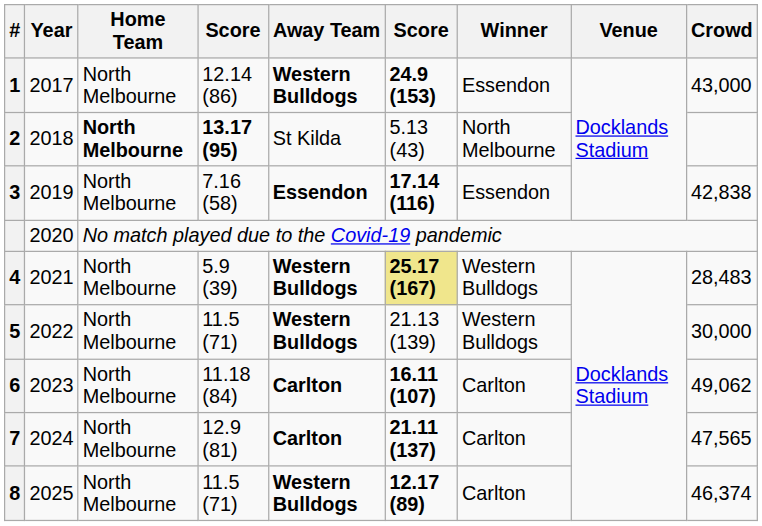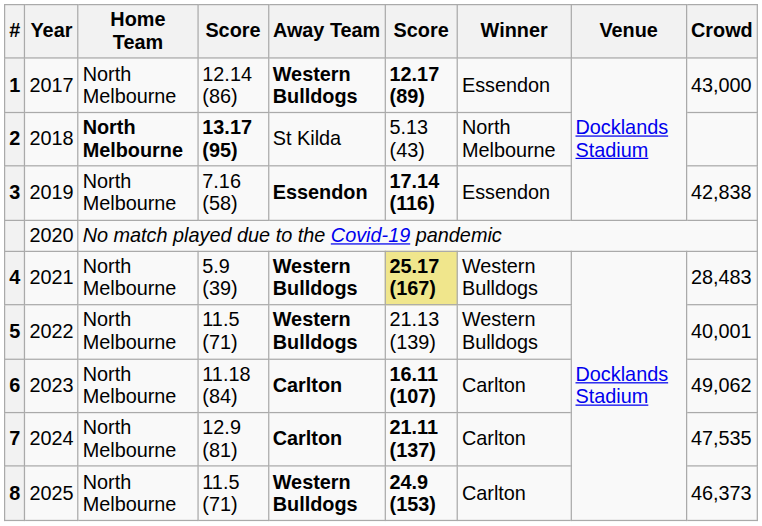(413, 85) 24.9 (153) -> (414, 85) 12.17 (89)
(721, 331) 30,000 -> (721, 331) 40,001
(721, 439) 47,565 -> (721, 439) 47,535
(414, 493) 12.17 (89) -> (413, 493) 24.9 (153)
(721, 493) 46,374 -> (721, 493) 46,373
